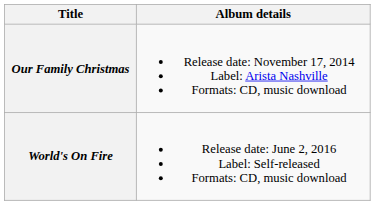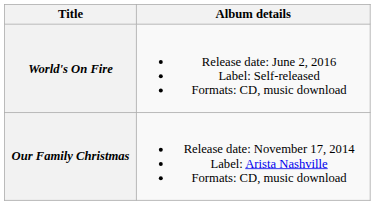rows swapped: (71, 68) <-> (71, 156)
